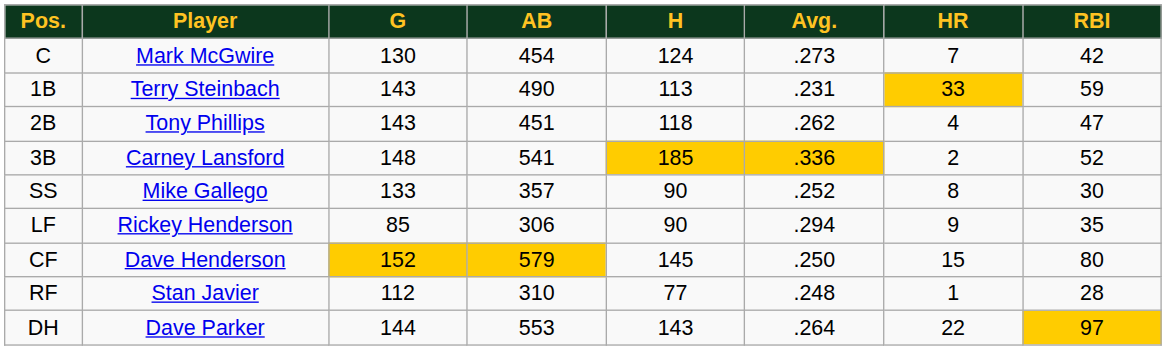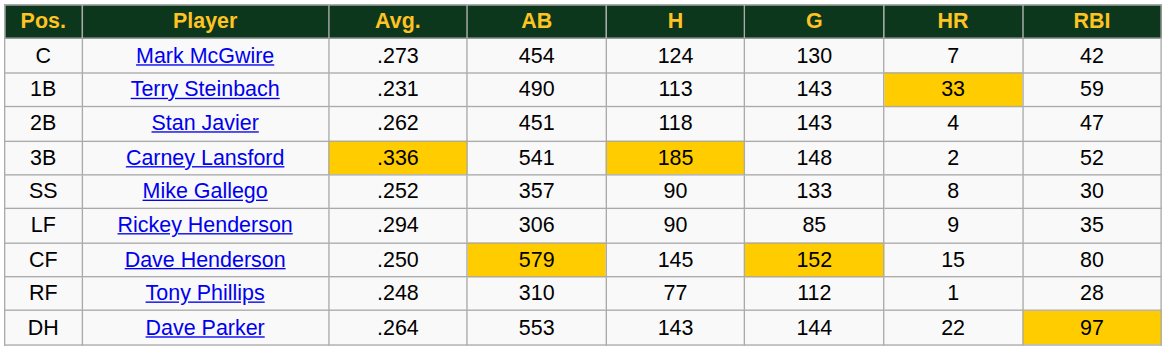columns swapped: (398, 21) <-> (814, 21)
(205, 123) Tony Phillips -> (205, 123) Stan Javier
(205, 293) Stan Javier -> (205, 293) Tony Phillips
